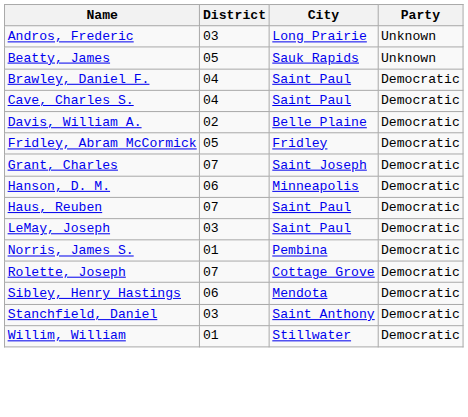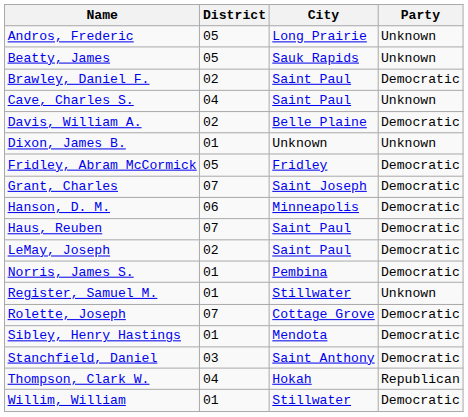(211, 37) 03 -> (211, 37) 05
(211, 79) 04 -> (211, 79) 02
(420, 101) Democratic -> (409, 101) Unknown
+ row: (67, 144)
(211, 229) 03 -> (211, 251) 02
+ row: (82, 293)
(211, 293) 06 -> (211, 336) 01
+ row: (79, 379)
